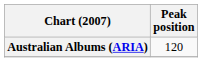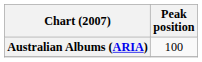(174, 47) 120 -> (174, 47) 100
